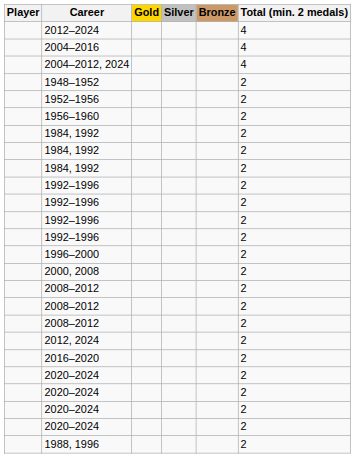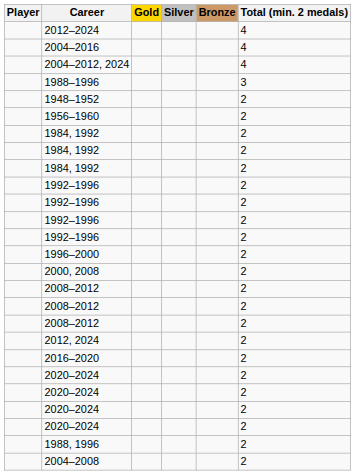+ row: (23, 82)
- row: (23, 99)
+ row: (23, 462)
